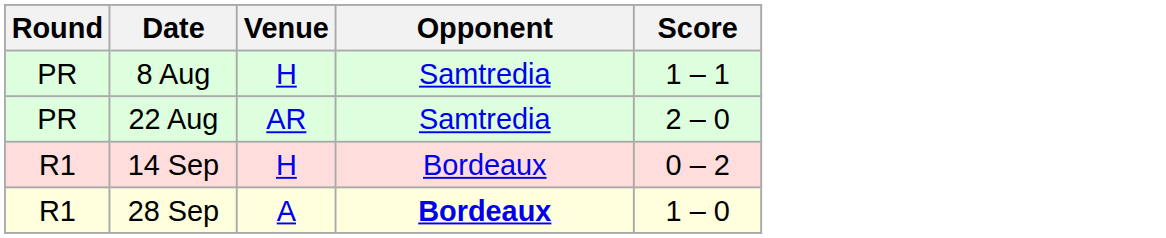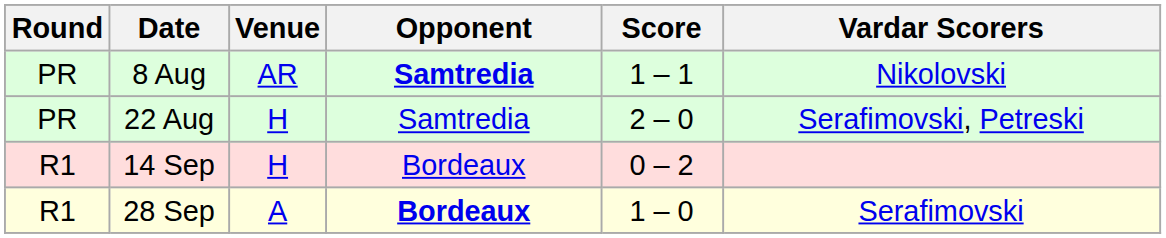+ column: (941, 28)
(286, 74) H -> (278, 74) AR
(485, 74) normal -> (464, 74) bold
(286, 119) AR -> (278, 119) H
